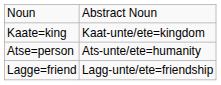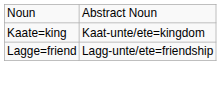- row: (41, 51)
